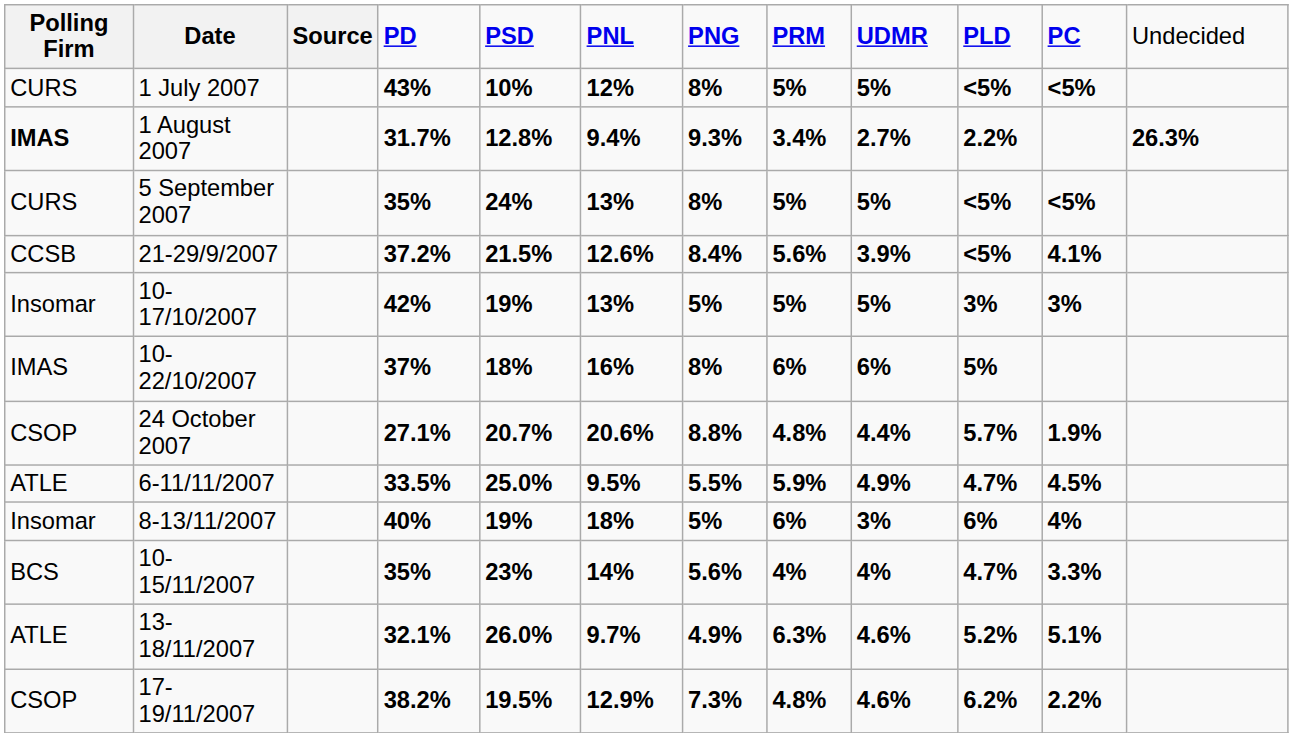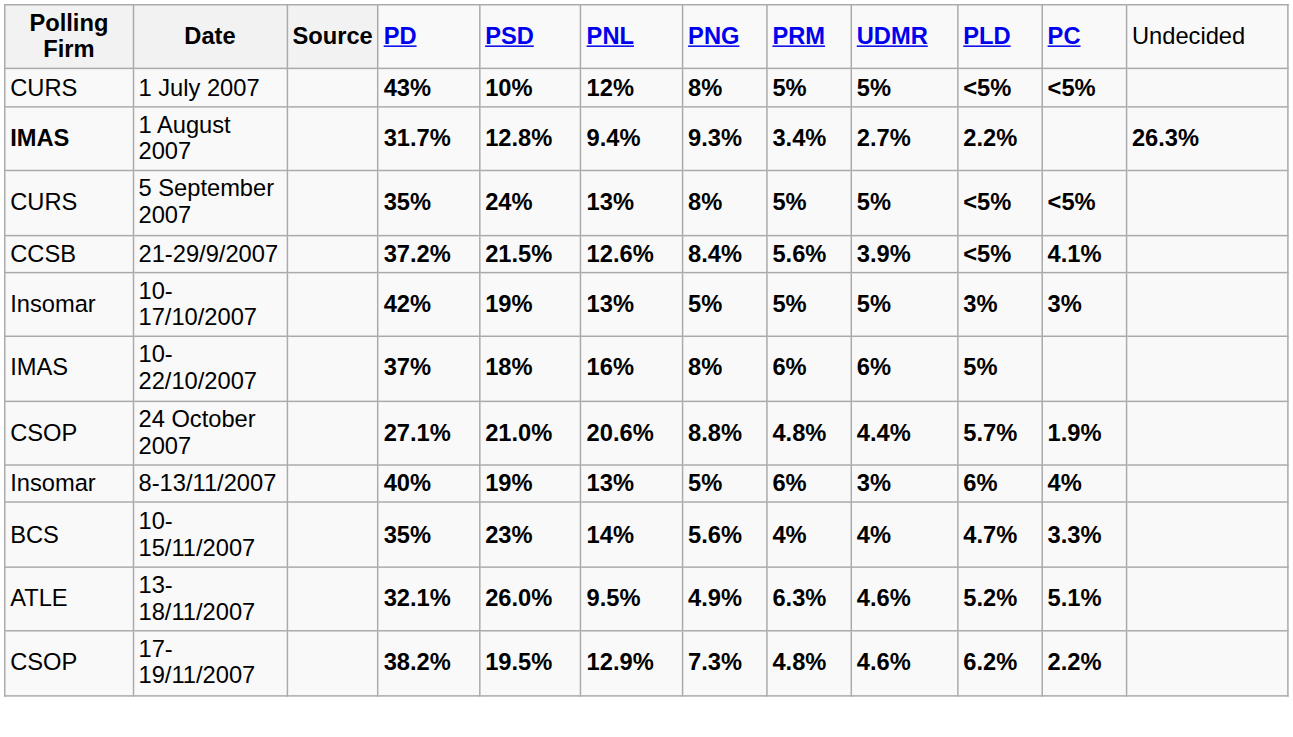(519, 432) 20.7% -> (519, 432) 21.0%
- row: (207, 483)
(610, 521) 18% -> (610, 483) 13%
(614, 636) 9.7% -> (614, 598) 9.5%
